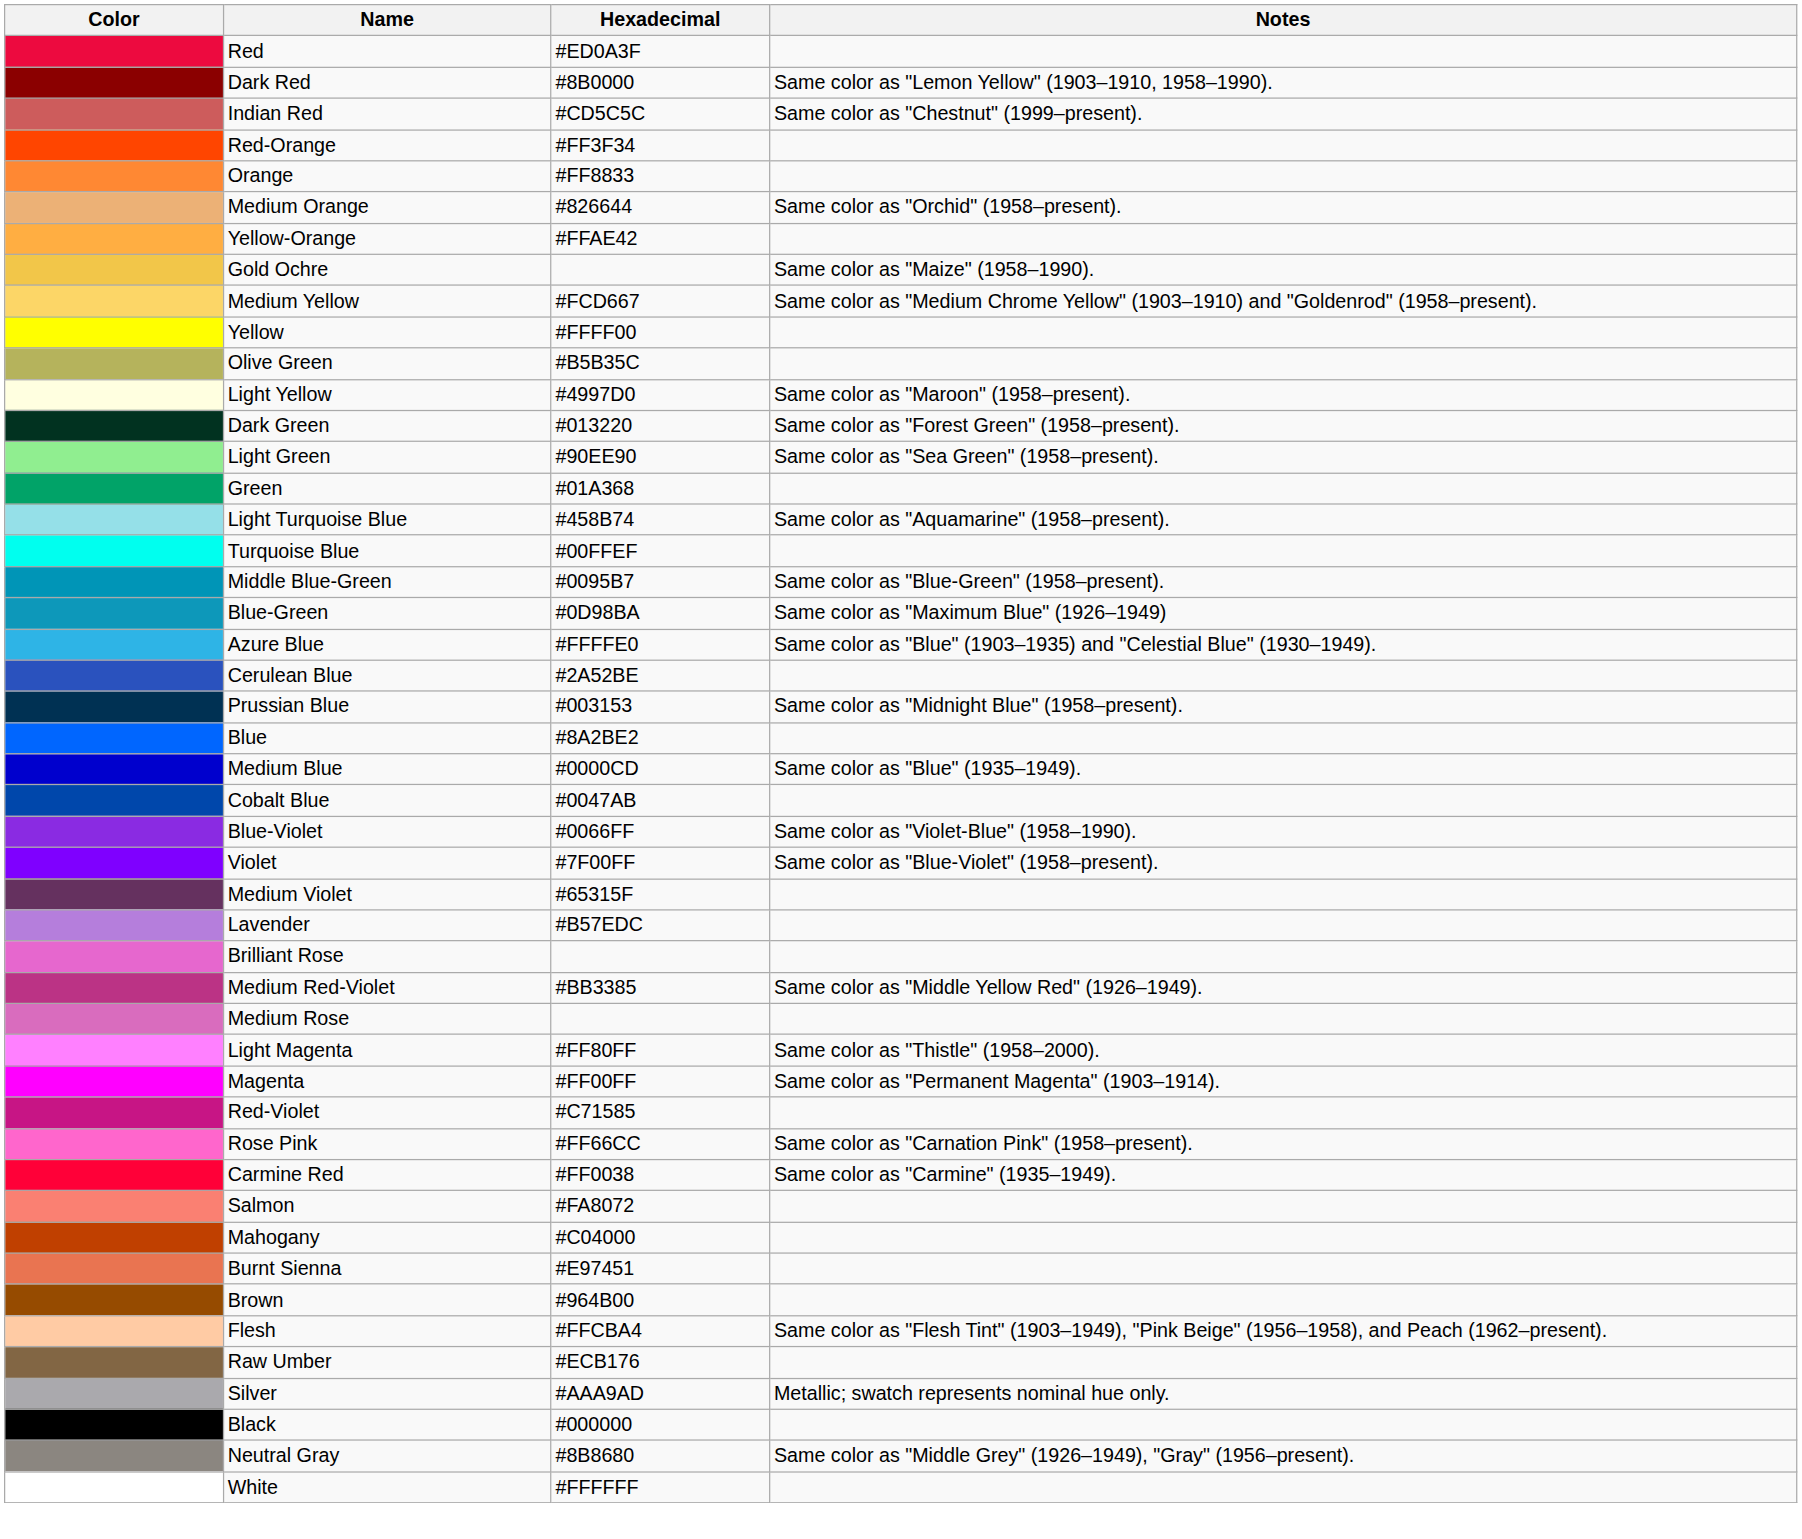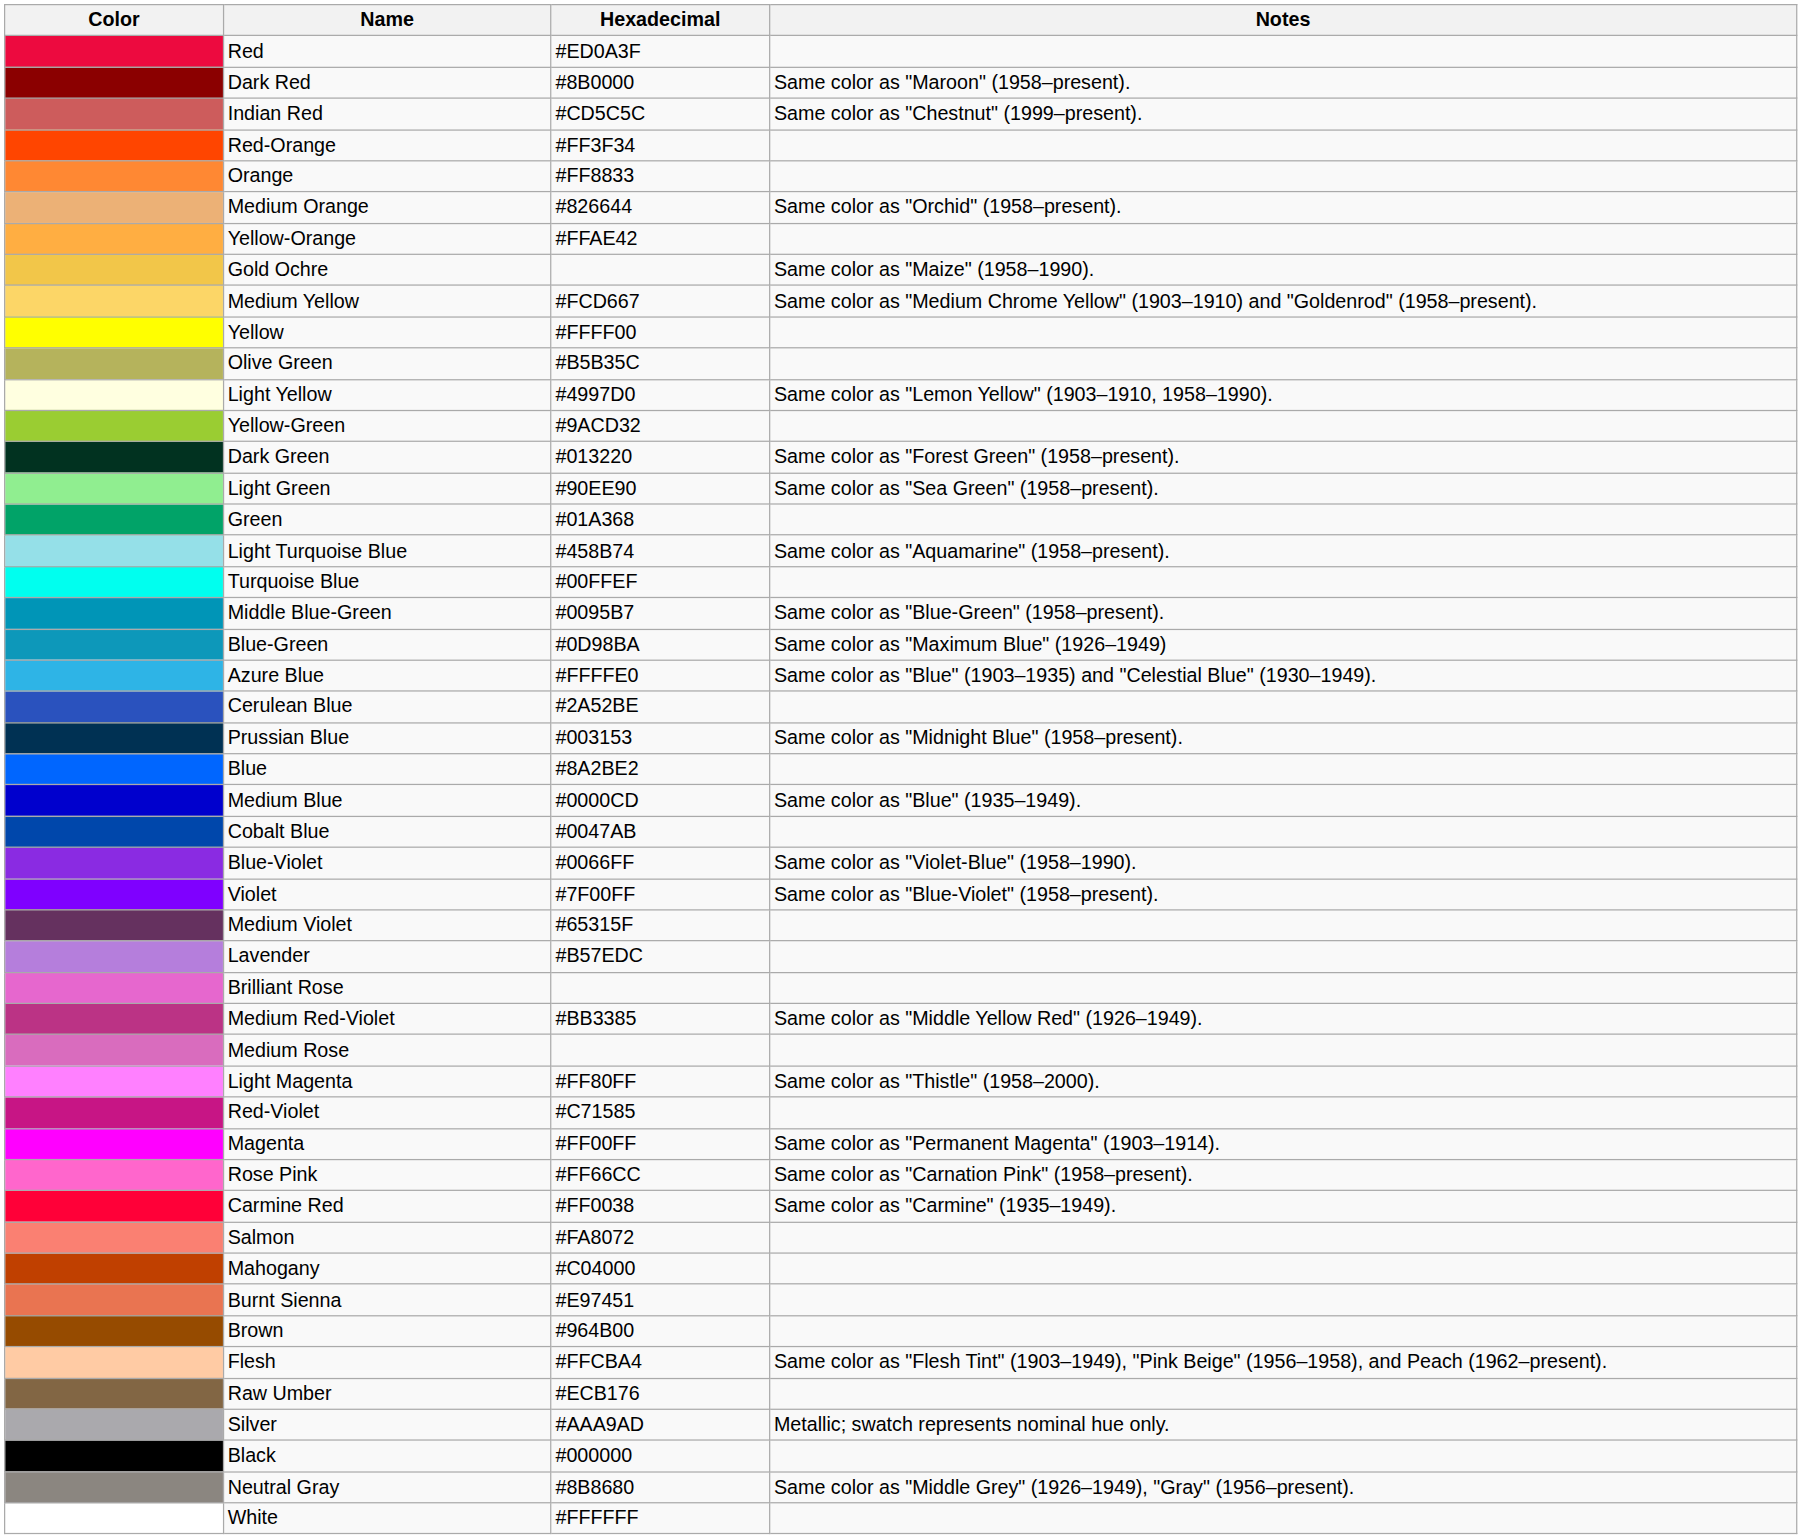(1023, 82) Same color as "Lemon Yellow" (1903–1910, 1958–1990). -> (952, 82) Same color as "Maroon" (1958–present).
(952, 394) Same color as "Maroon" (1958–present). -> (1023, 394) Same color as "Lemon Yellow" (1903–1910, 1958–1990).
+ row: (286, 425)
rows swapped: (273, 1112) <-> (266, 1081)
